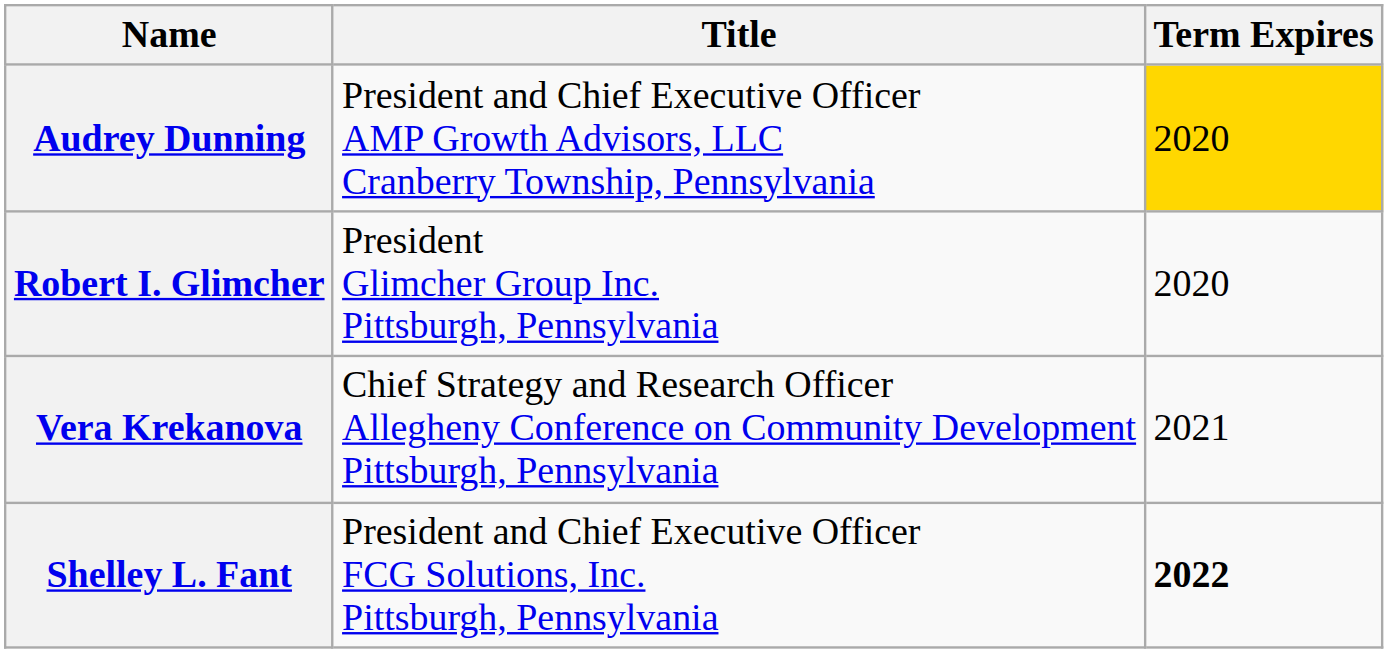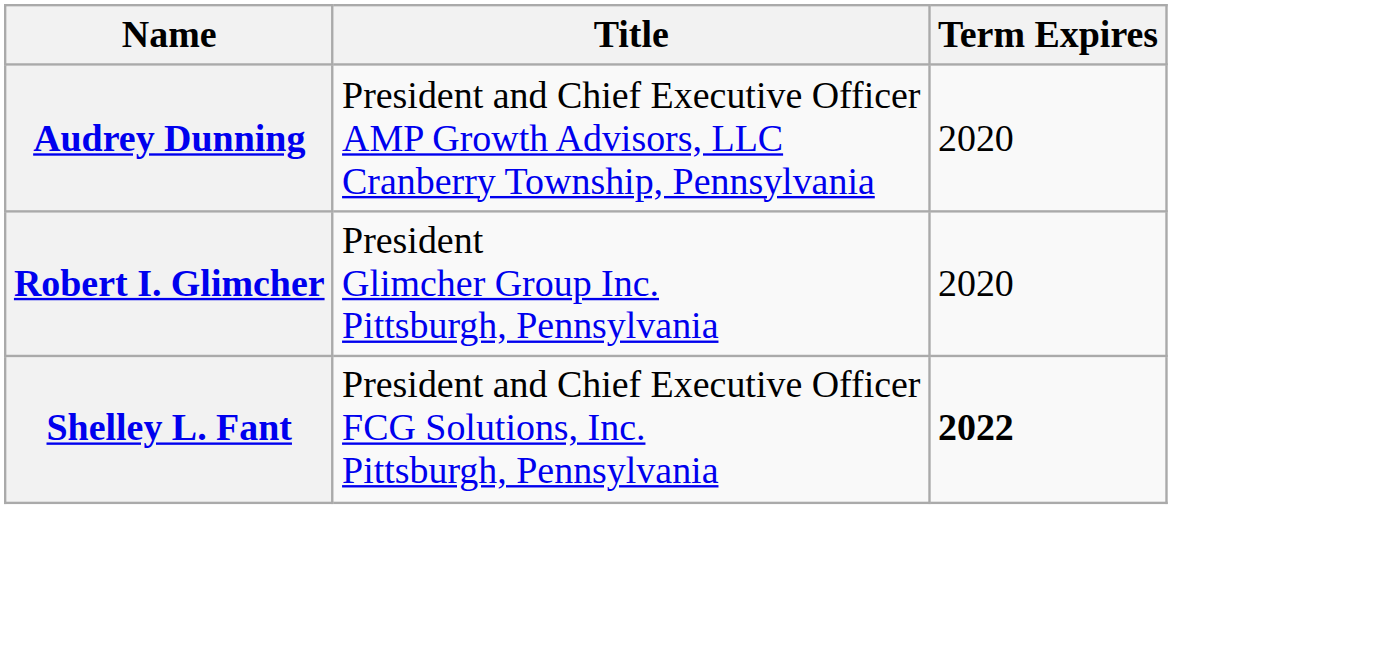(1191, 137) gold background -> (976, 137) no background
- row: (169, 428)
